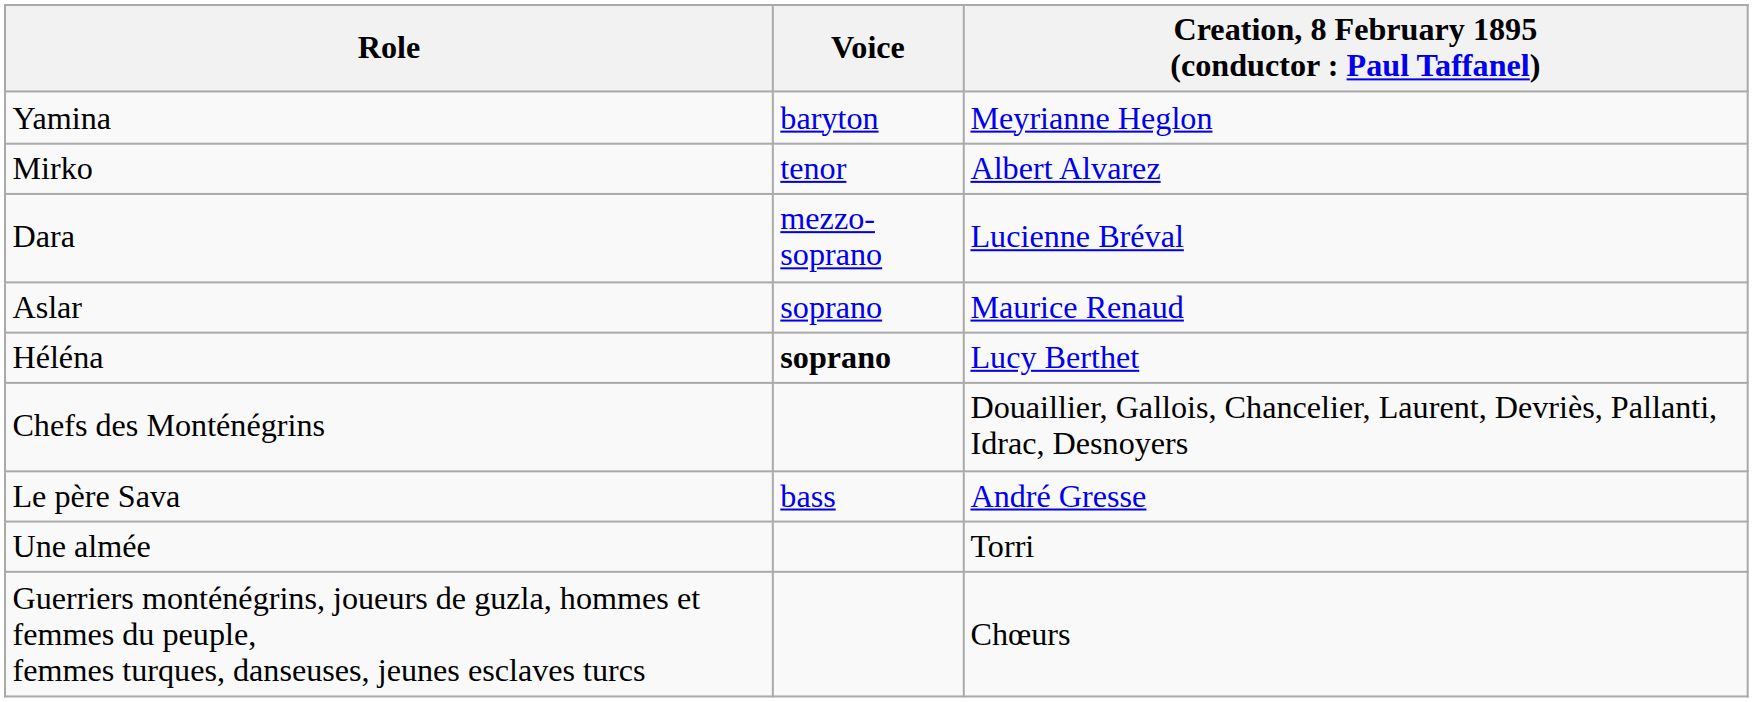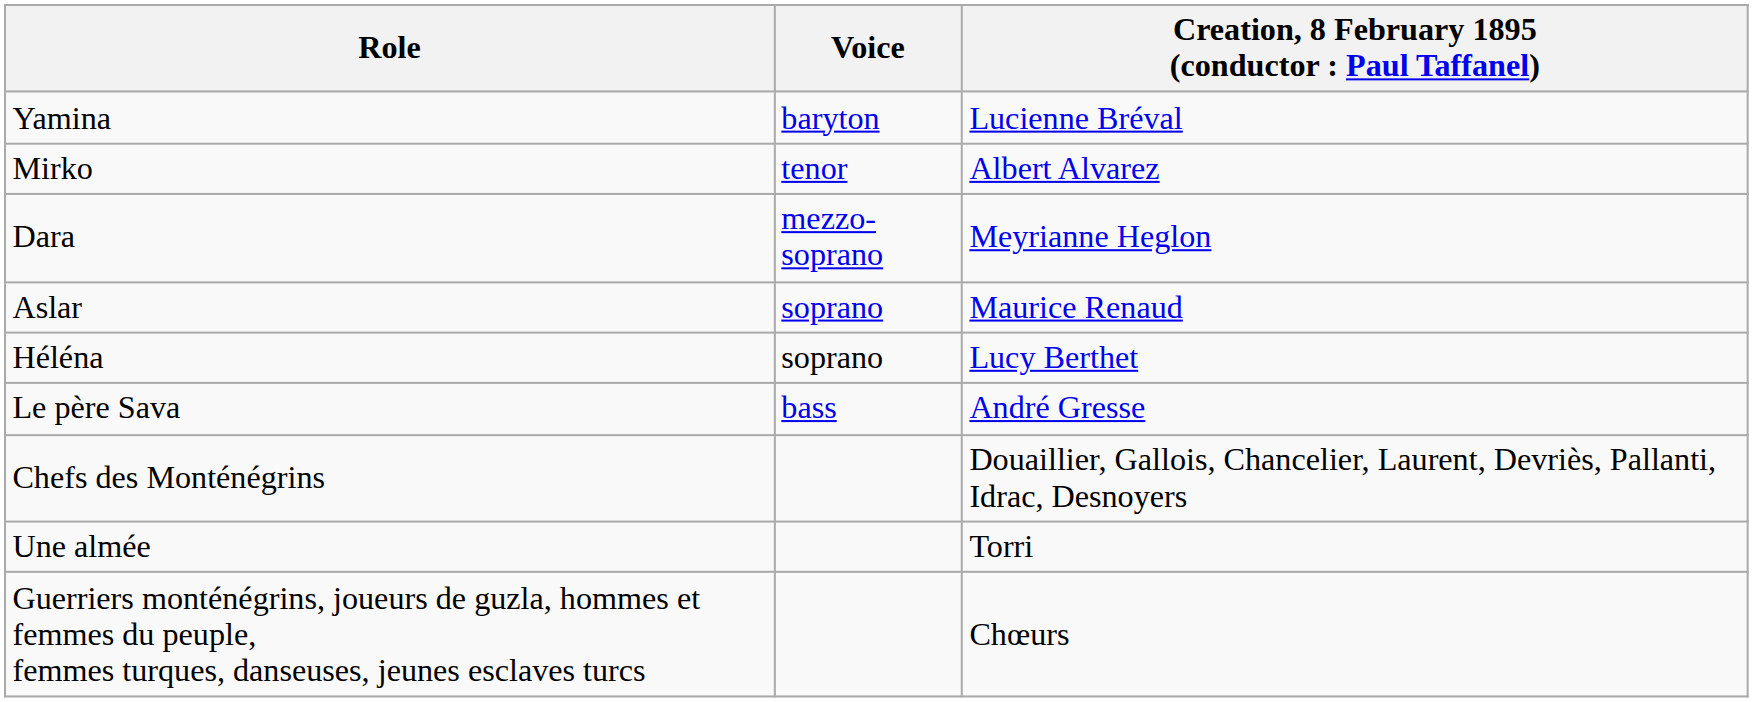(1091, 117) Meyrianne Heglon -> (1076, 117) Lucienne Bréval
(1077, 237) Lucienne Bréval -> (1090, 237) Meyrianne Heglon
(836, 357) bold -> (832, 357) normal
rows swapped: (96, 495) <-> (169, 426)
